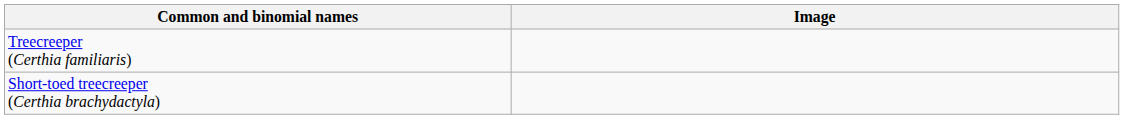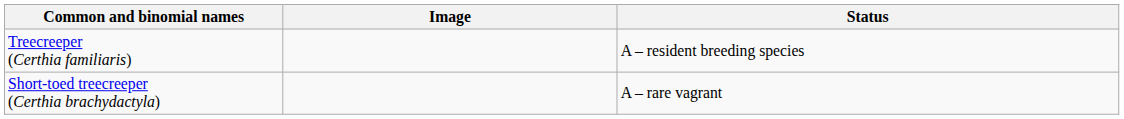+ column: (868, 16)
